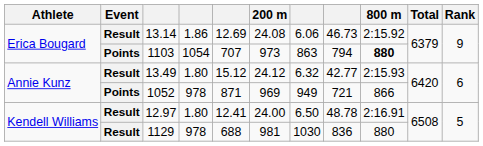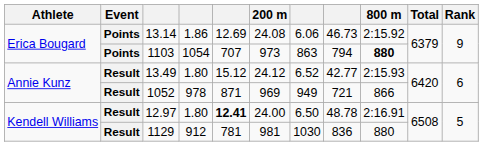(122, 34) Result -> (122, 34) Points
(307, 73) 6.32 -> (307, 73) 6.52
(122, 93) Points -> (122, 93) Result
(231, 112) normal -> (231, 112) bold
(196, 132) 978 -> (196, 132) 912
(231, 132) 688 -> (231, 132) 781
